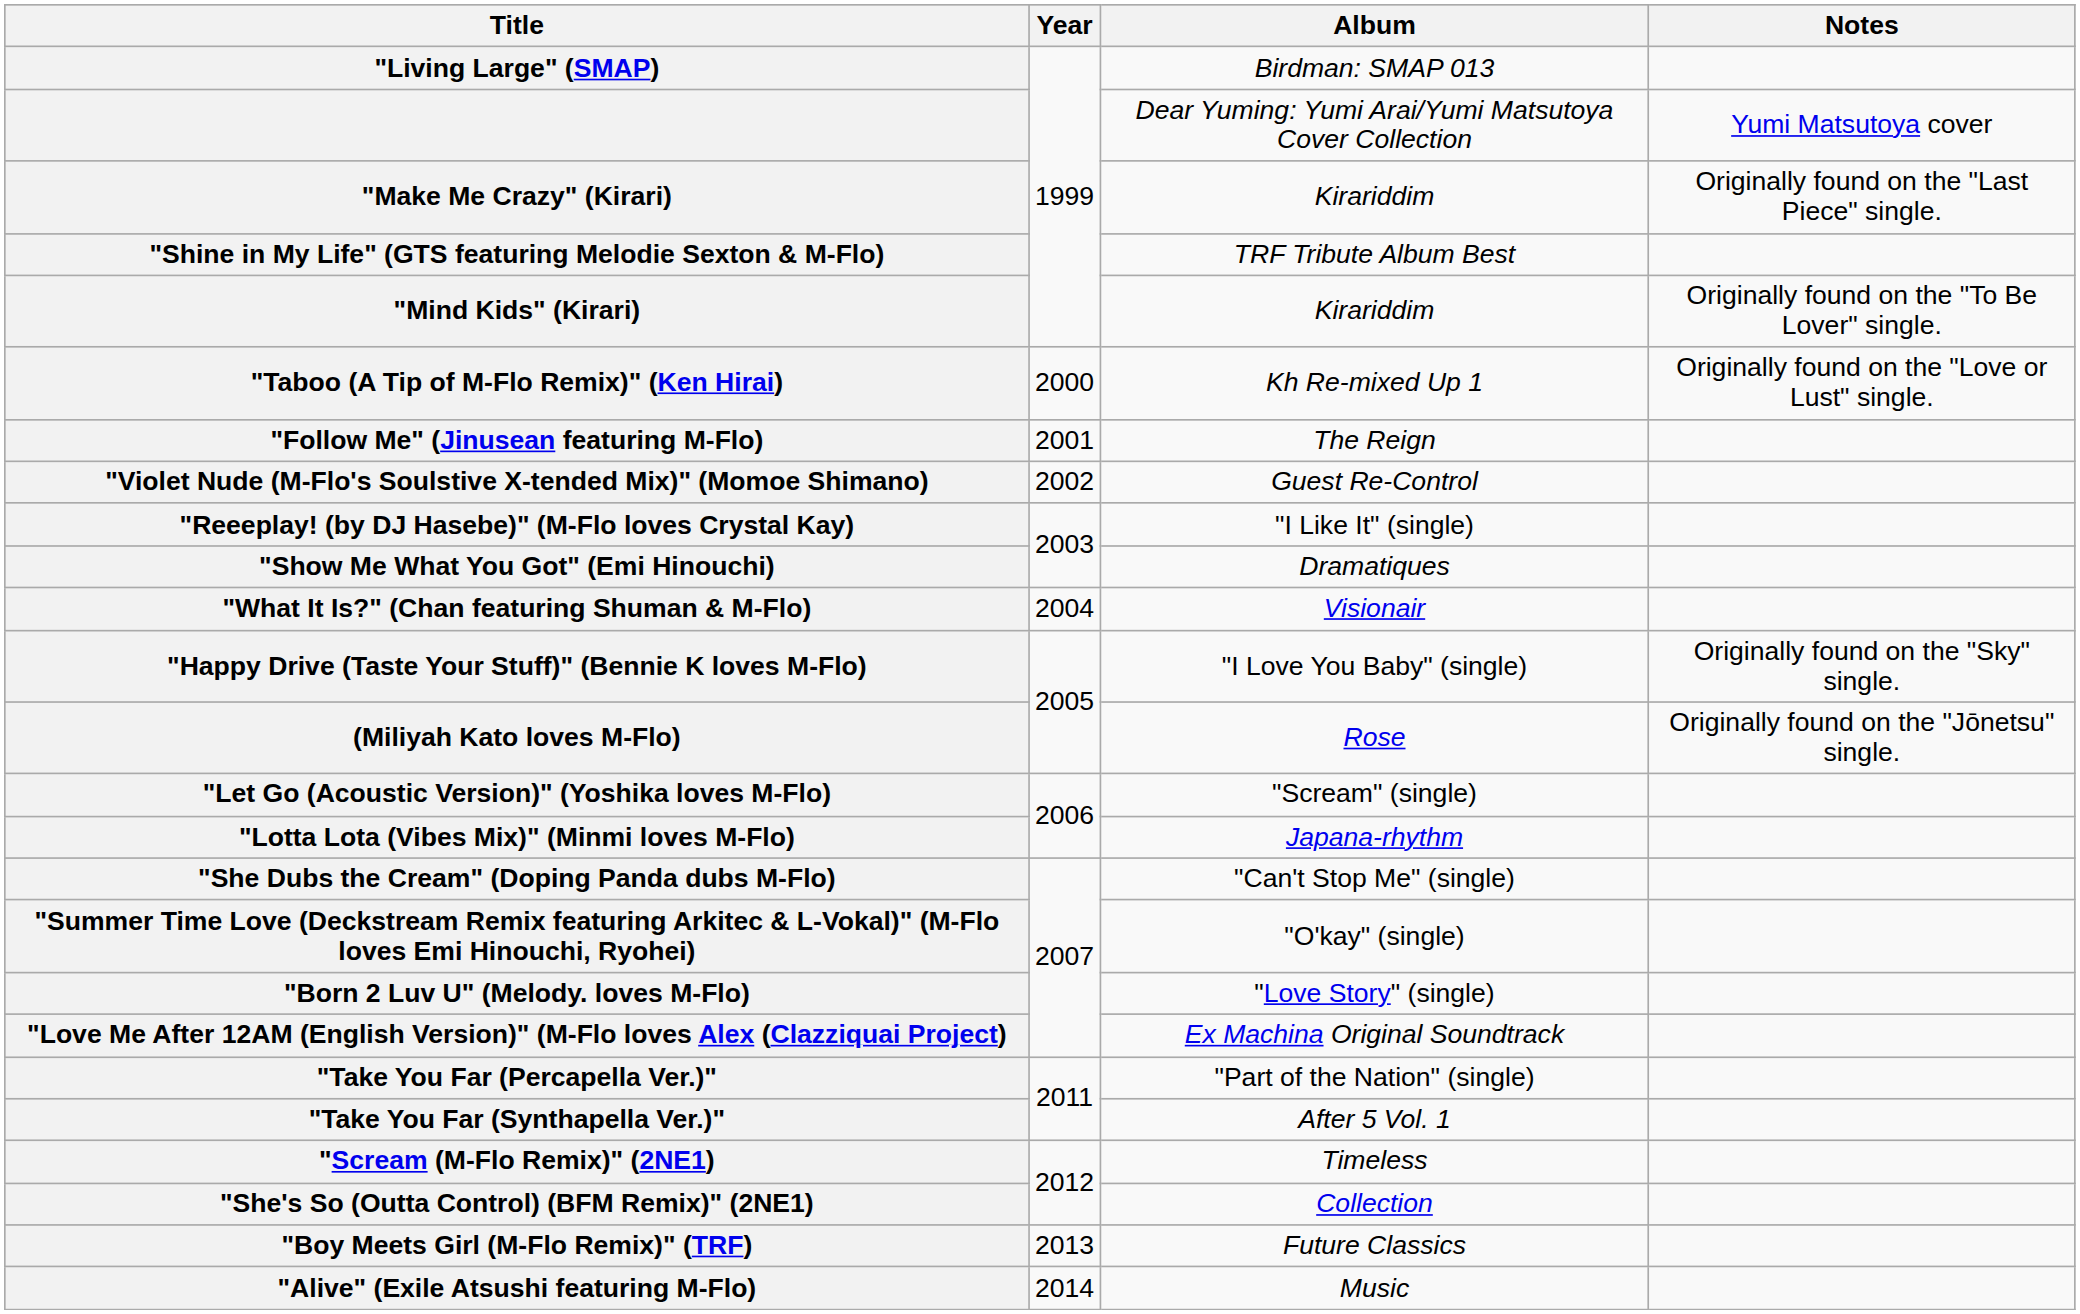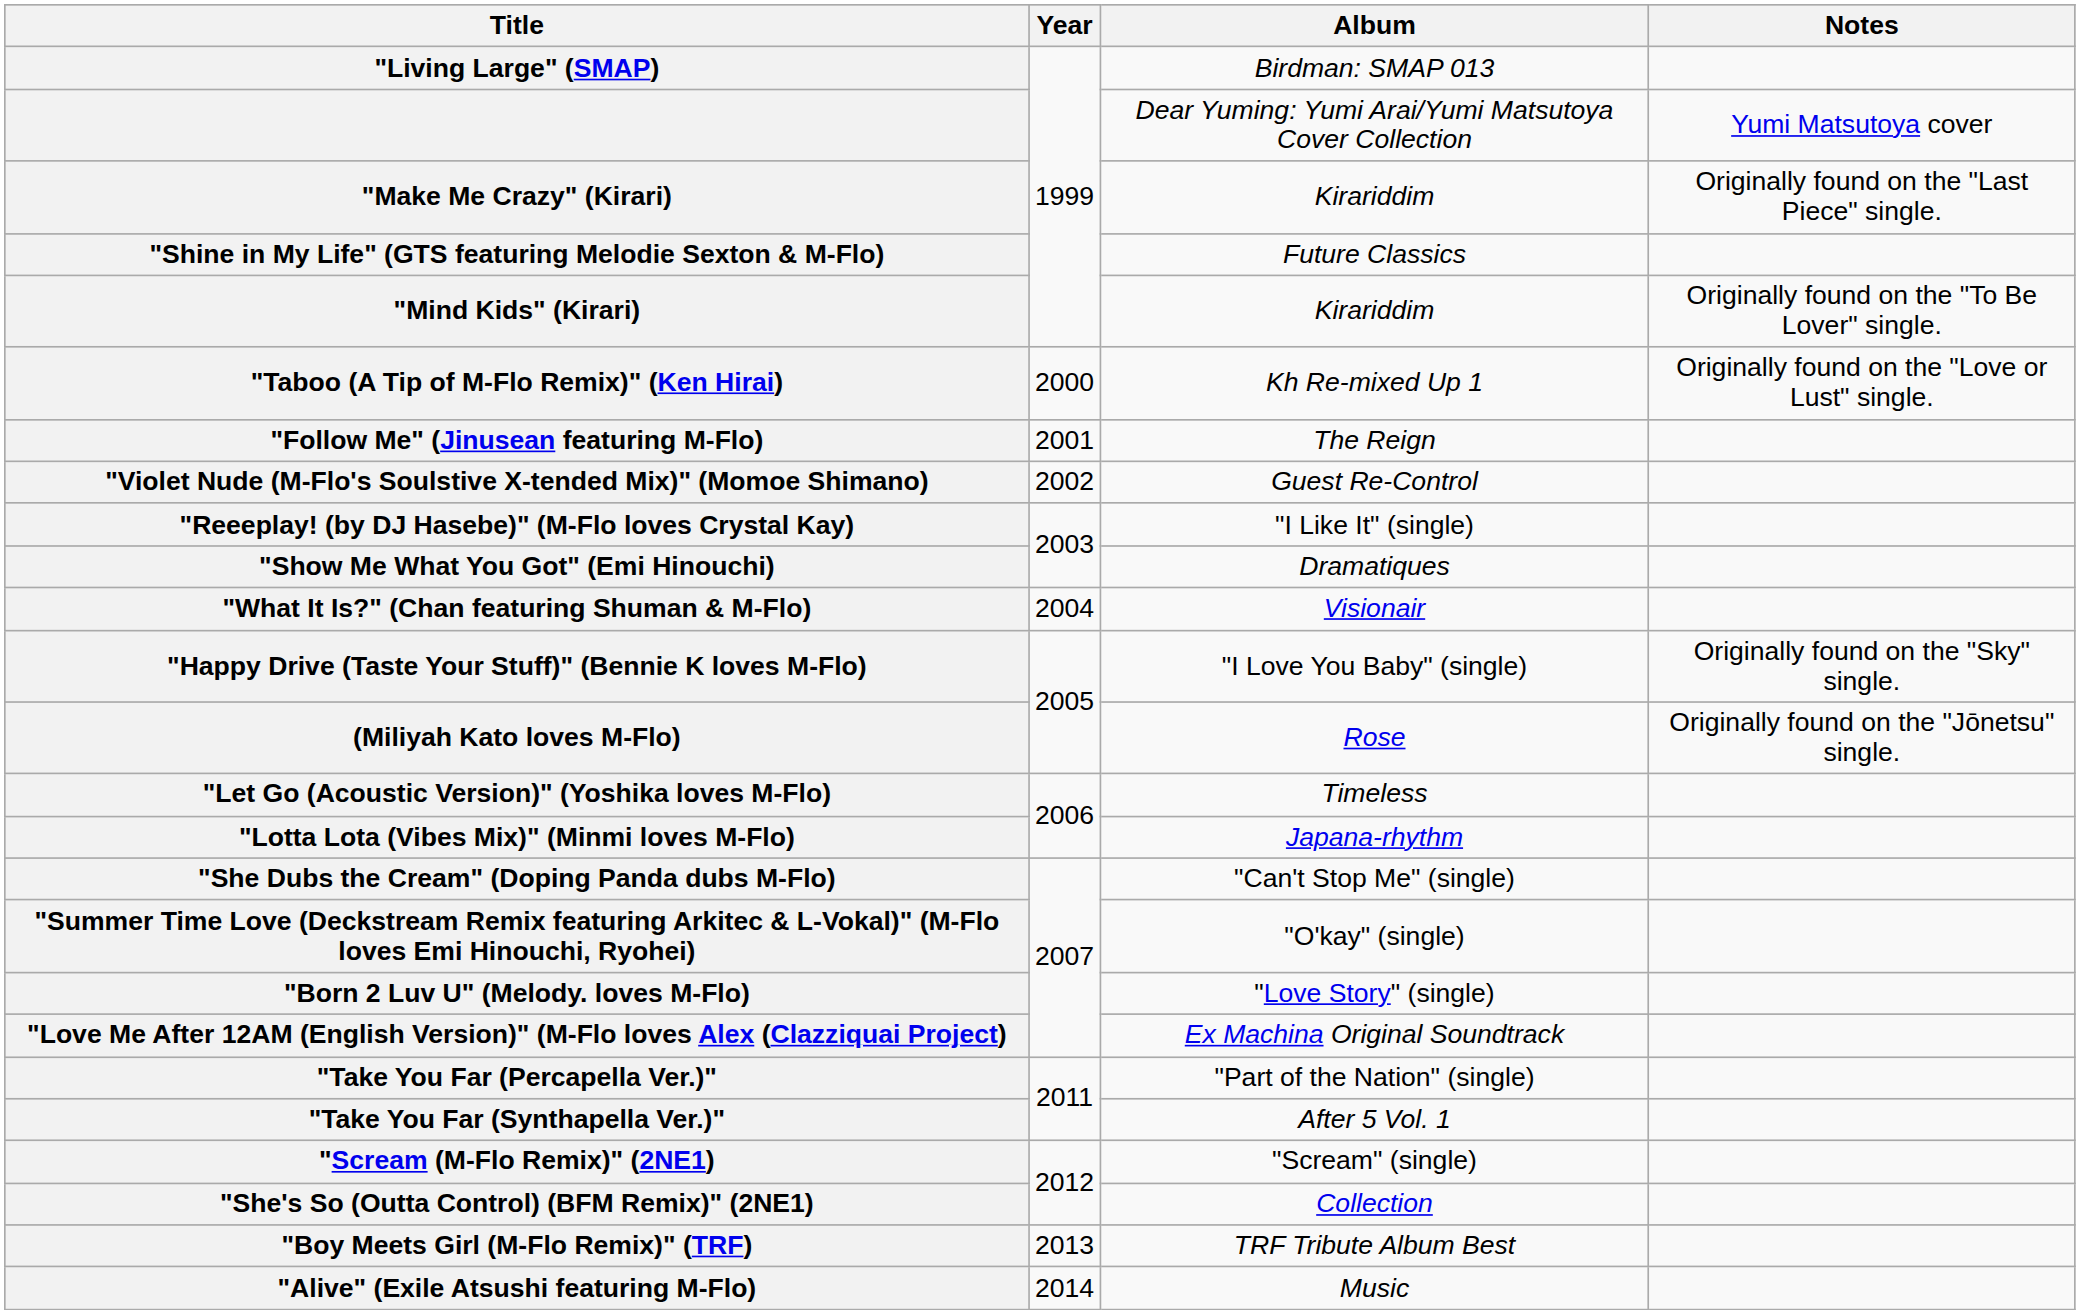(1374, 253) TRF Tribute Album Best -> (1374, 253) Future Classics
(1374, 794) "Scream" (single) -> (1374, 794) Timeless
(1374, 1161) Timeless -> (1374, 1161) "Scream" (single)
(1374, 1245) Future Classics -> (1374, 1245) TRF Tribute Album Best
